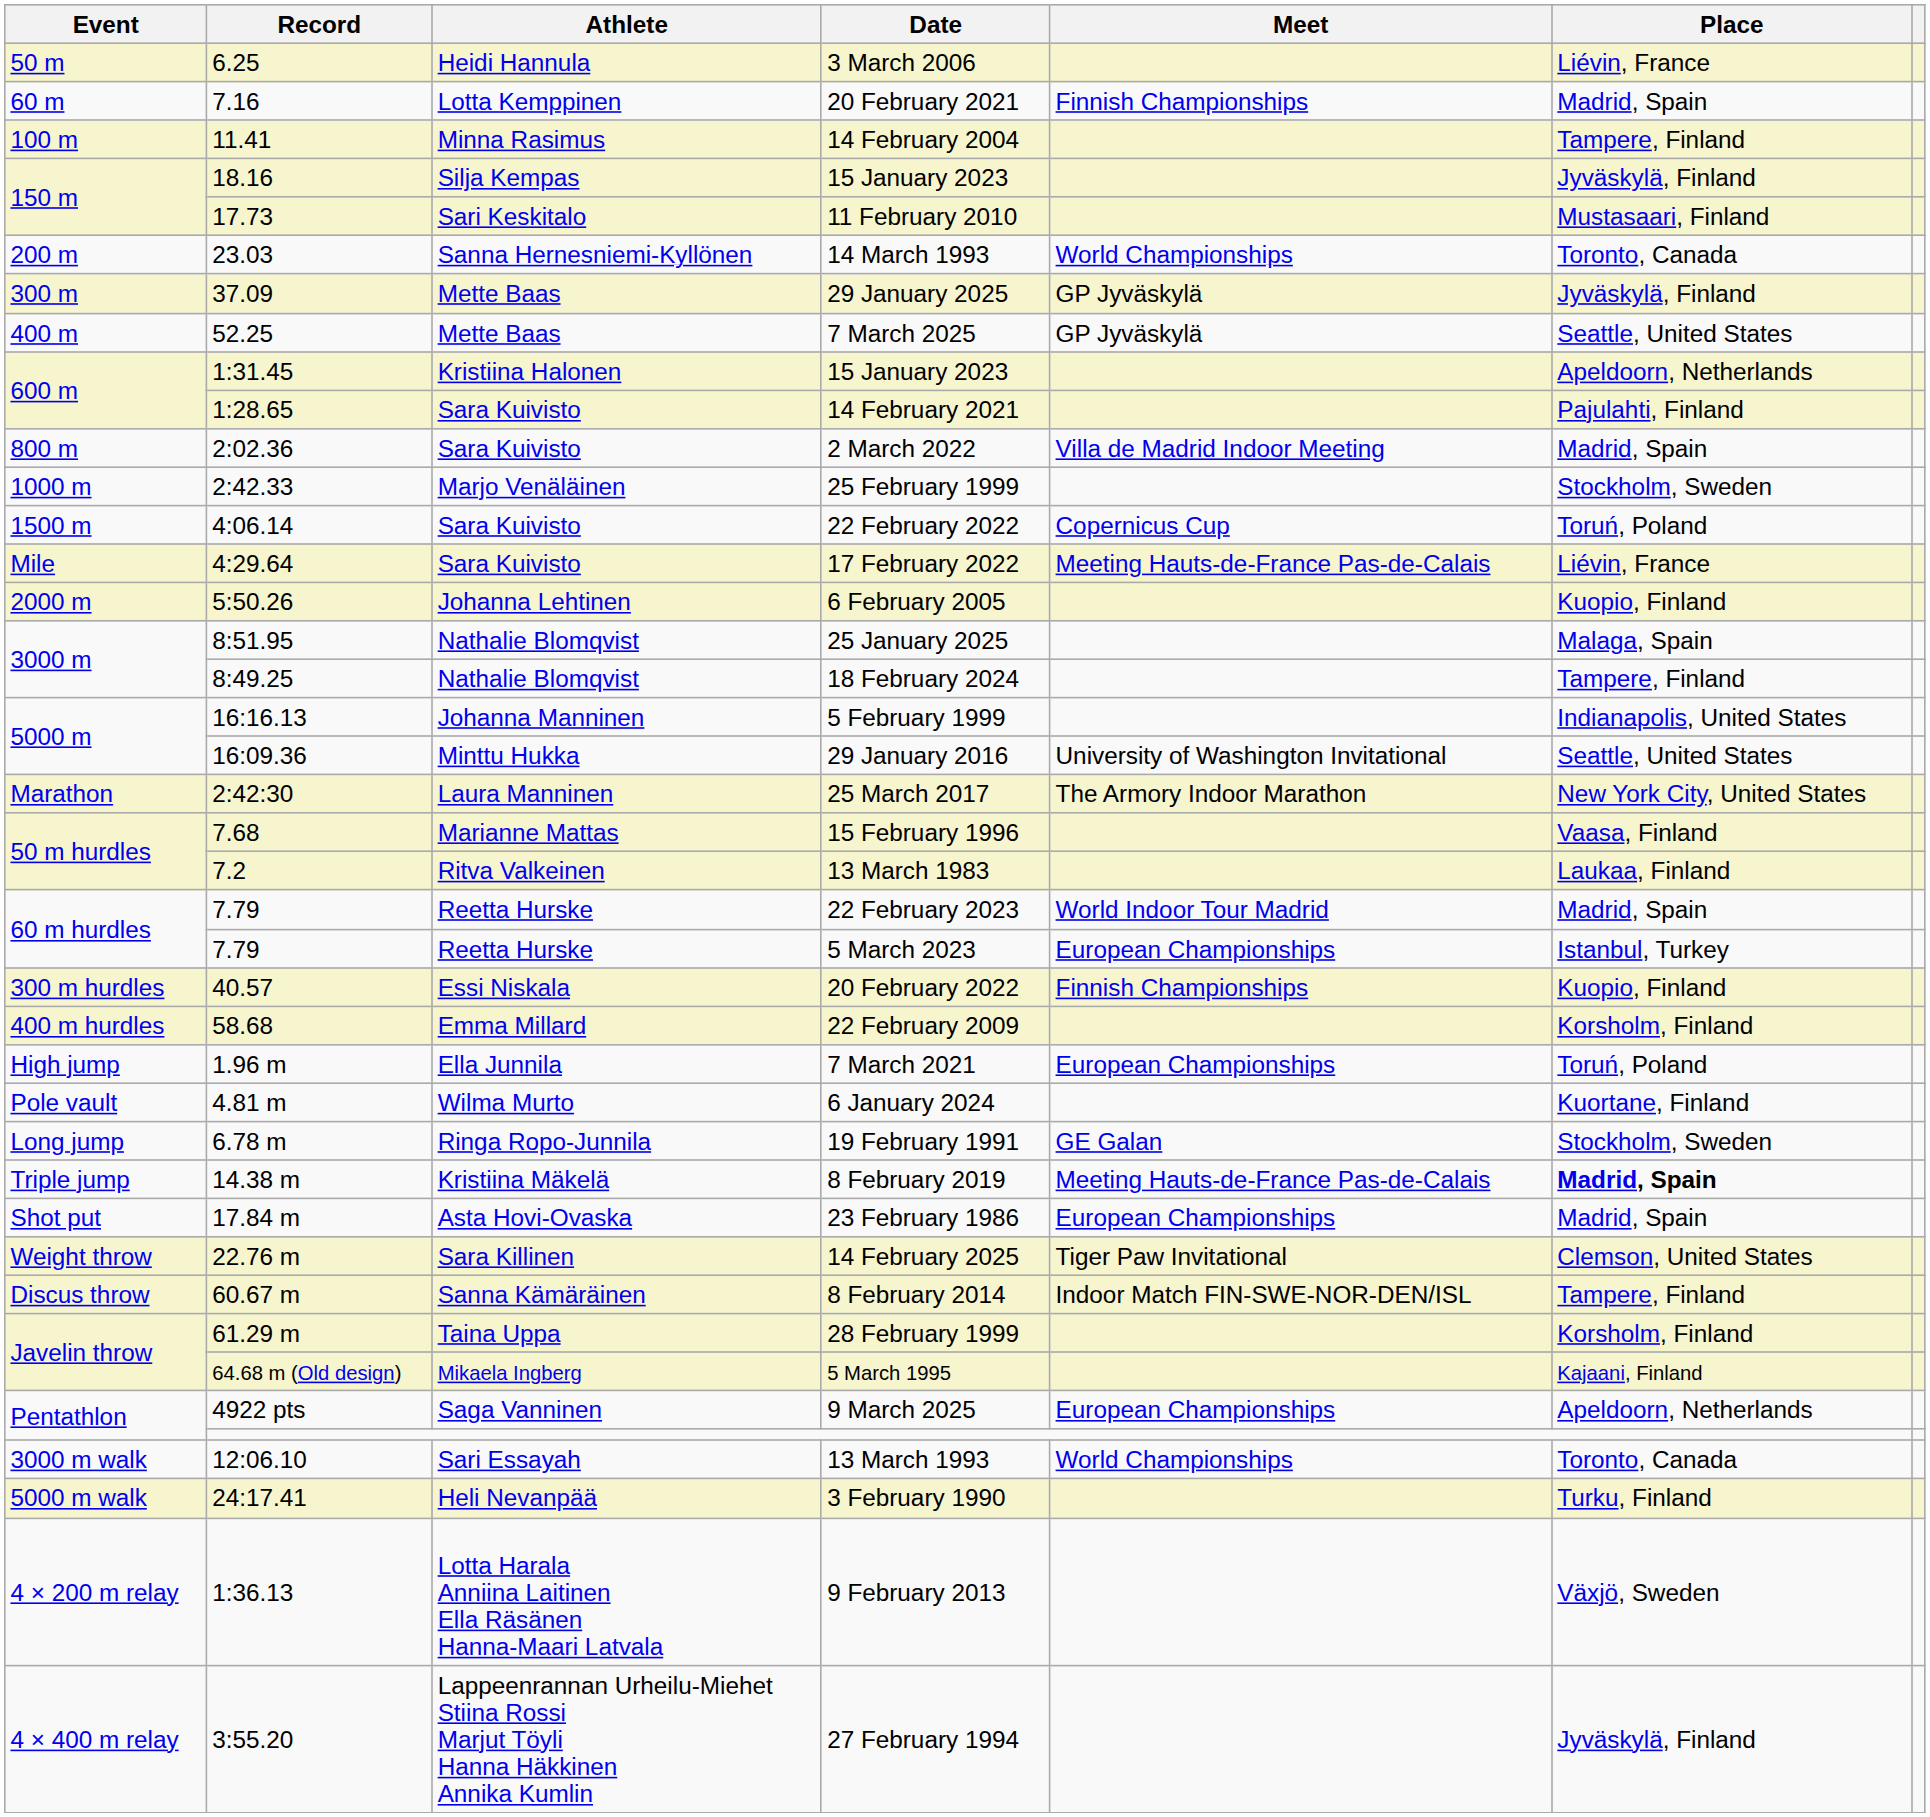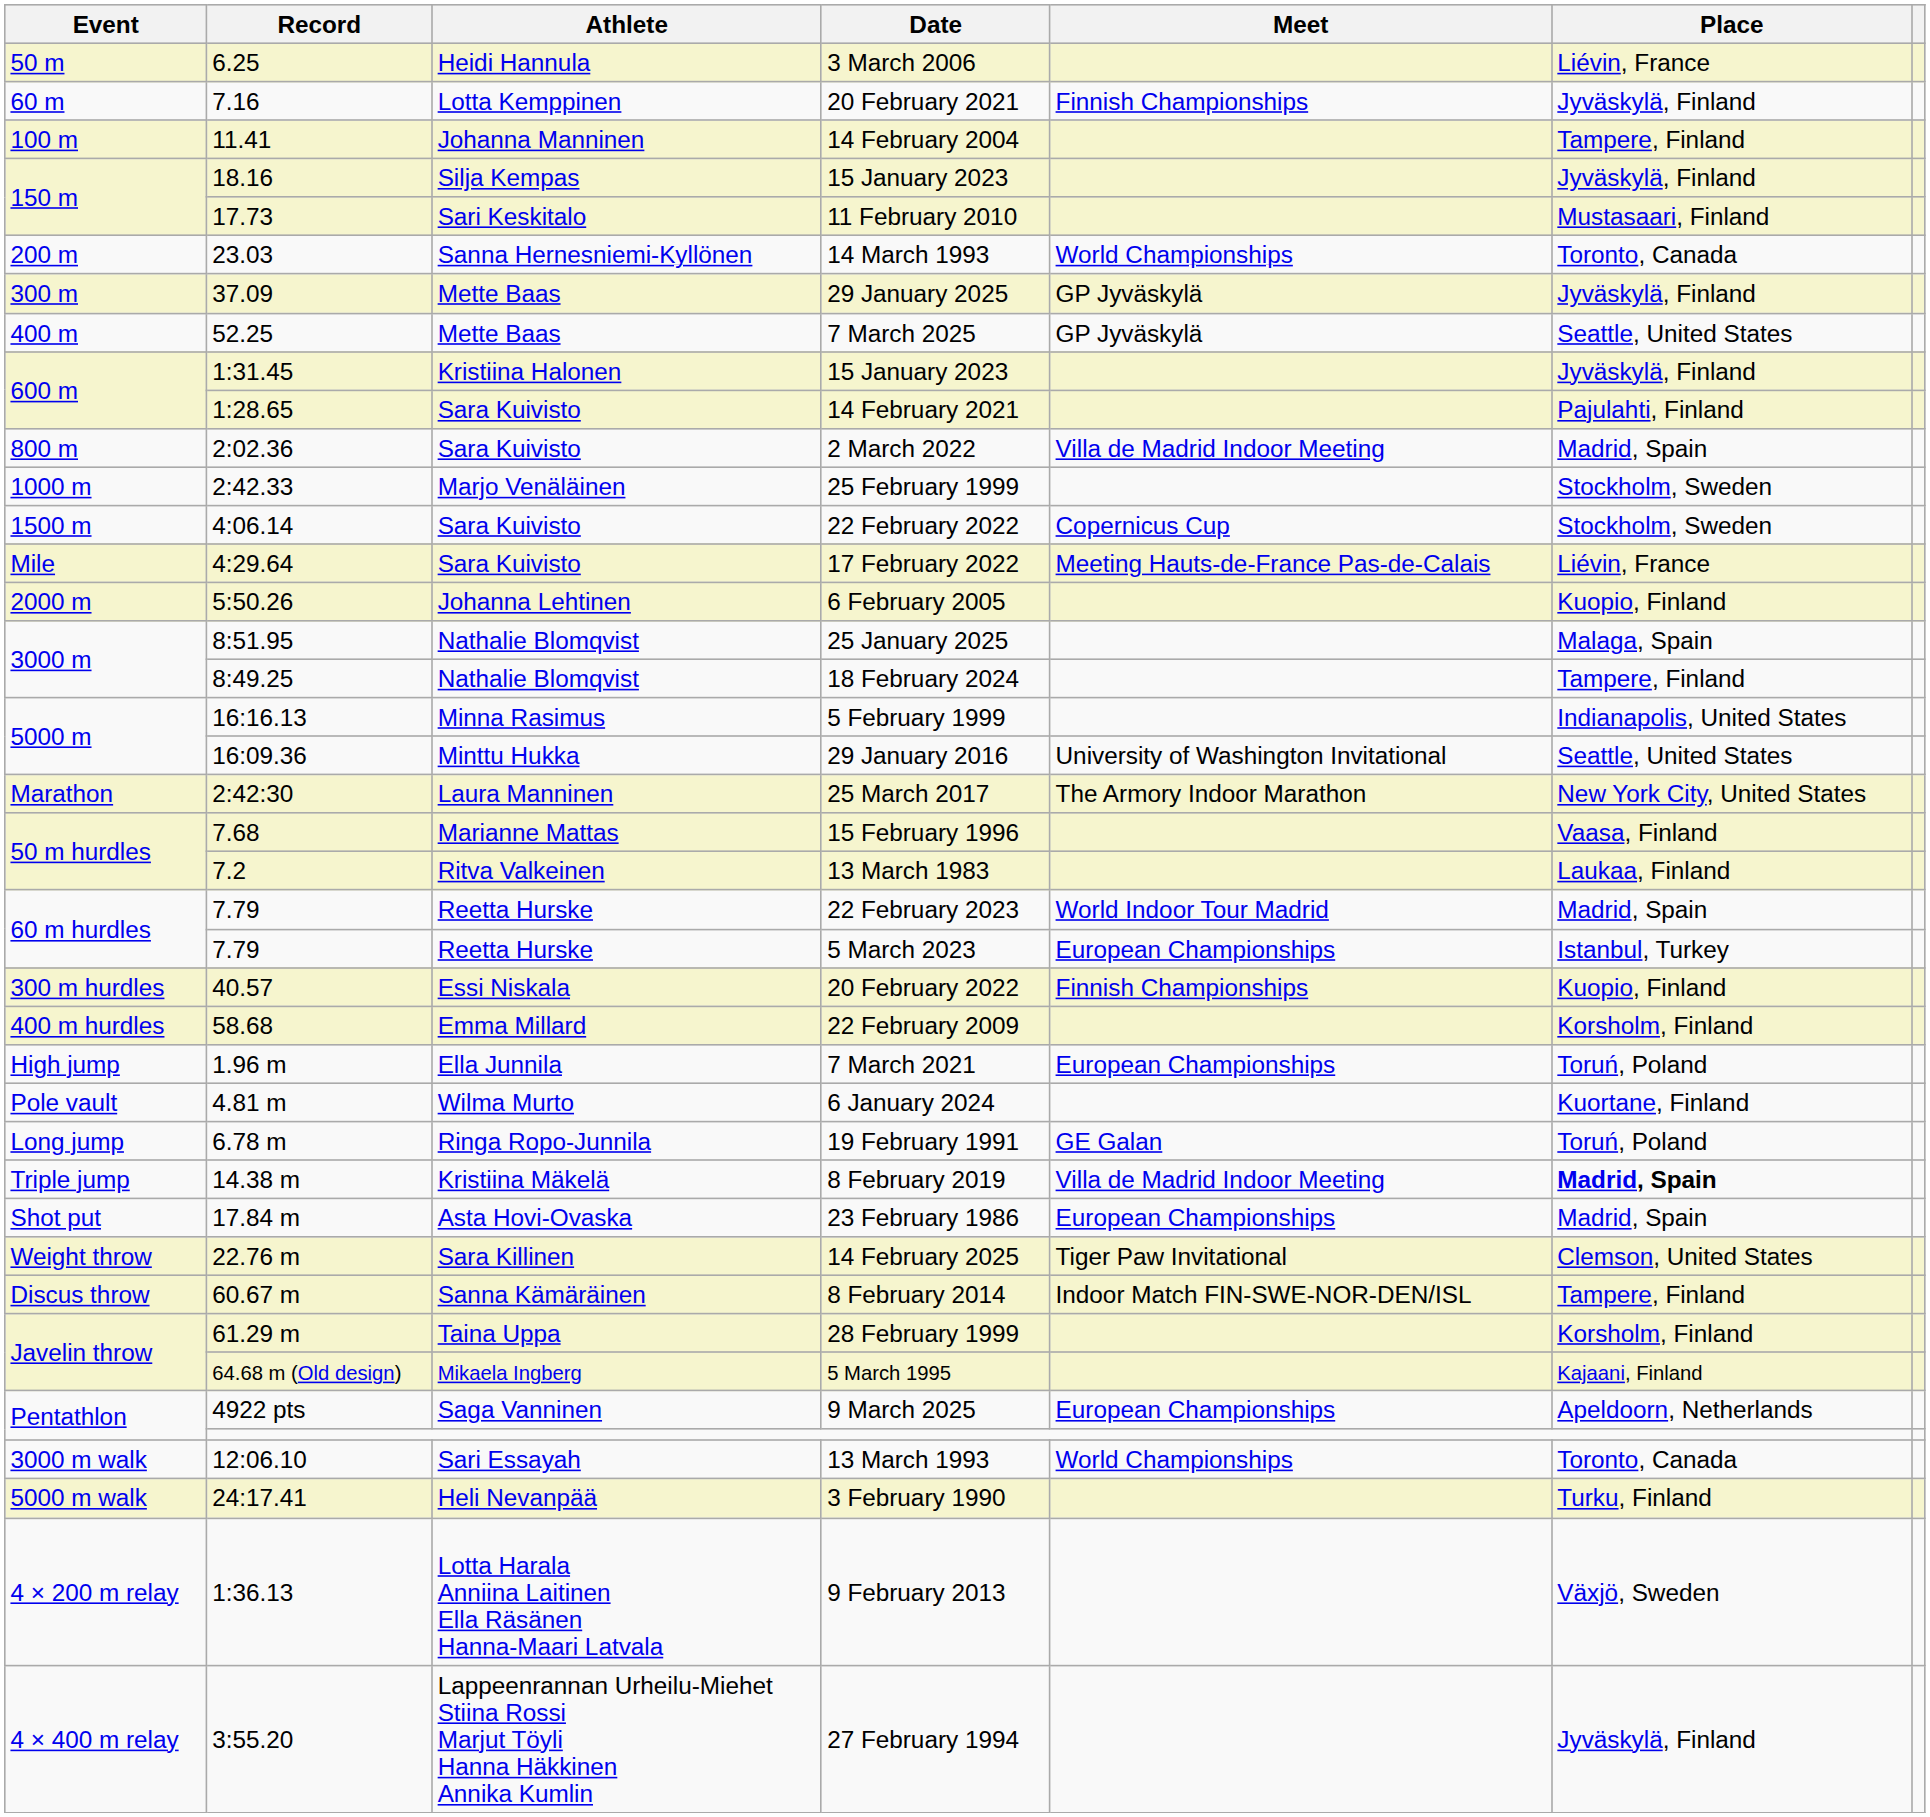(1632, 101) Madrid, Spain -> (1657, 101) Jyväskylä, Finland
(521, 140) Minna Rasimus -> (541, 140) Johanna Manninen
(1685, 371) Apeldoorn, Netherlands -> (1657, 371) Jyväskylä, Finland
(1632, 525) Toruń, Poland -> (1665, 525) Stockholm, Sweden
(541, 717) Johanna Manninen -> (521, 717) Minna Rasimus
(1665, 1141) Stockholm, Sweden -> (1632, 1141) Toruń, Poland
(1273, 1179) Meeting Hauts-de-France Pas-de-Calais -> (1220, 1179) Villa de Madrid Indoor Meeting
